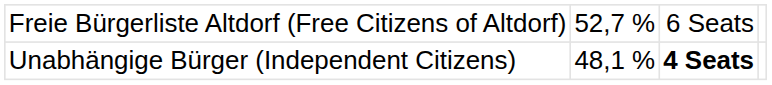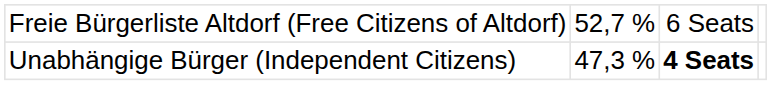(615, 60) 48,1 % -> (615, 60) 47,3 %
